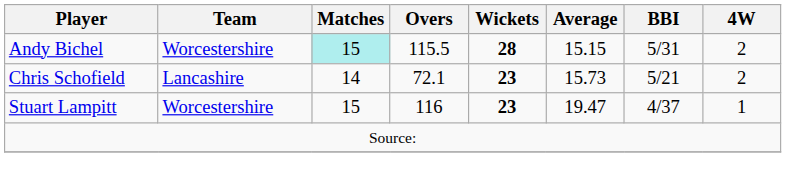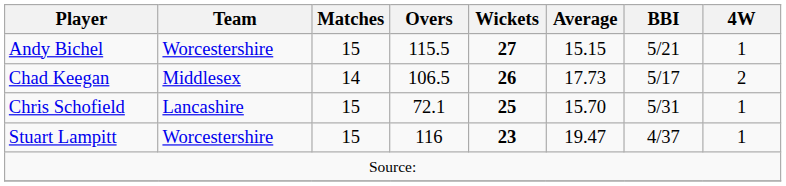(351, 48) paleturquoise background -> (351, 48) no background
(507, 48) 28 -> (507, 48) 27
(663, 48) 5/31 -> (663, 48) 5/21
(742, 48) 2 -> (742, 48) 1
+ row: (59, 78)
(351, 78) 14 -> (351, 107) 15
(507, 78) 23 -> (507, 107) 25
(585, 78) 15.73 -> (585, 107) 15.70
(663, 78) 5/21 -> (663, 107) 5/31
(742, 78) 2 -> (742, 107) 1
